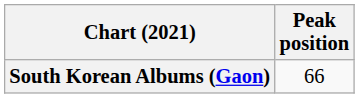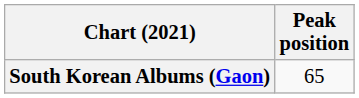(314, 76) 66 -> (314, 76) 65
